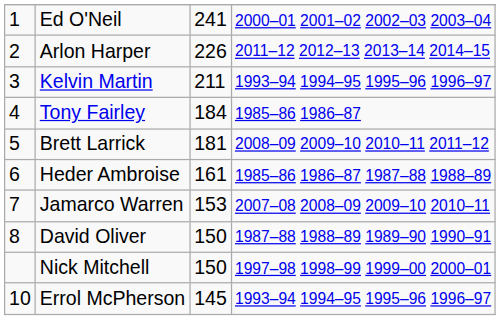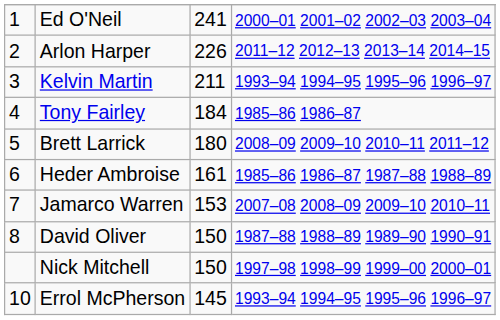(210, 143) 181 -> (210, 143) 180
